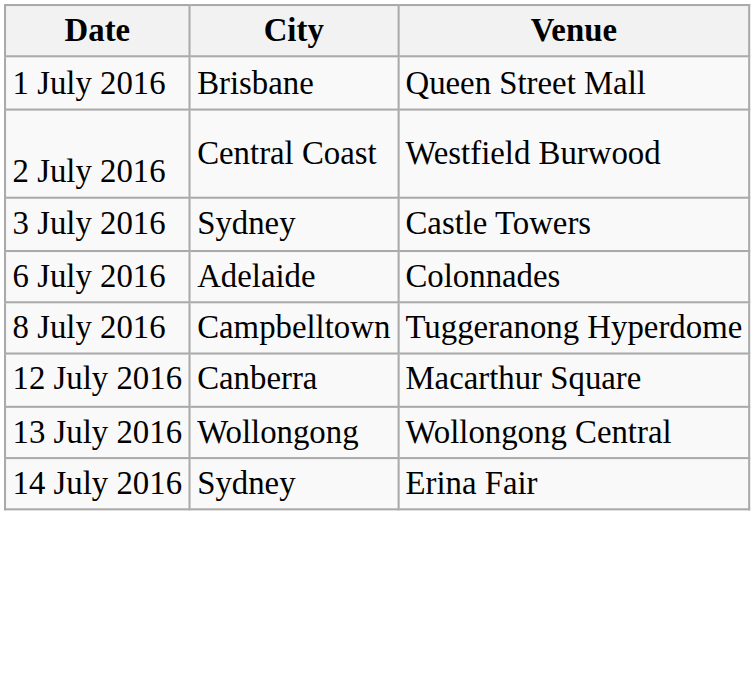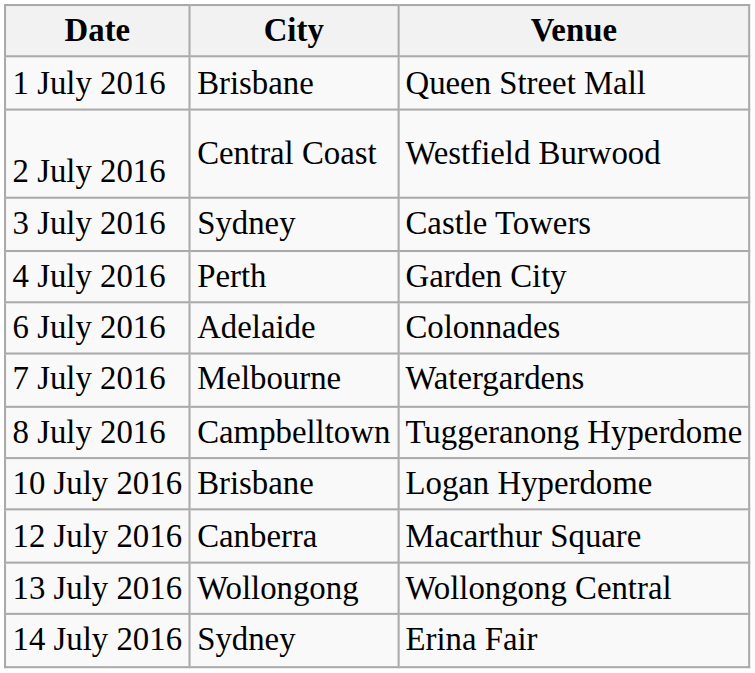+ row: (89, 275)
+ row: (89, 379)
+ row: (97, 483)
